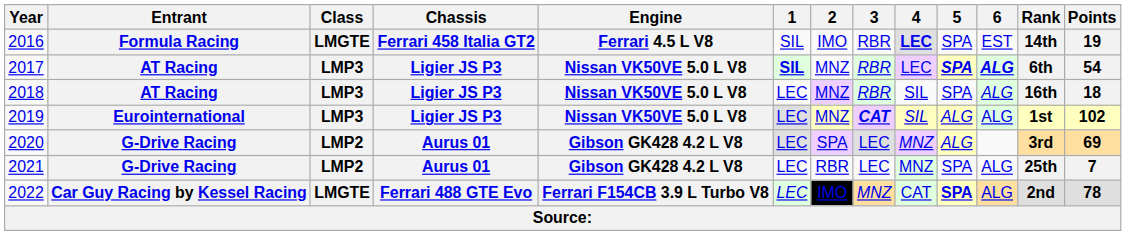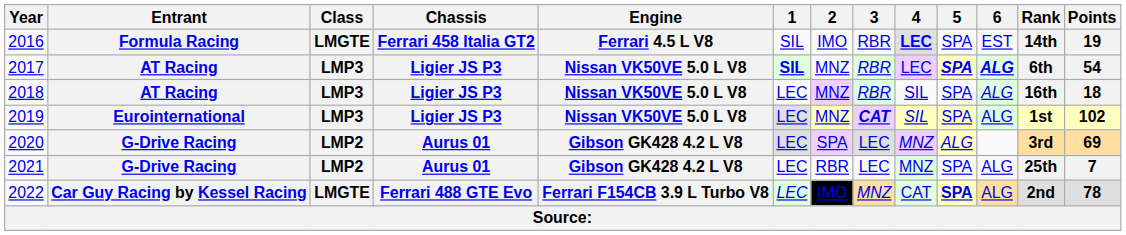(957, 117) ALG -> (957, 117) SPA
